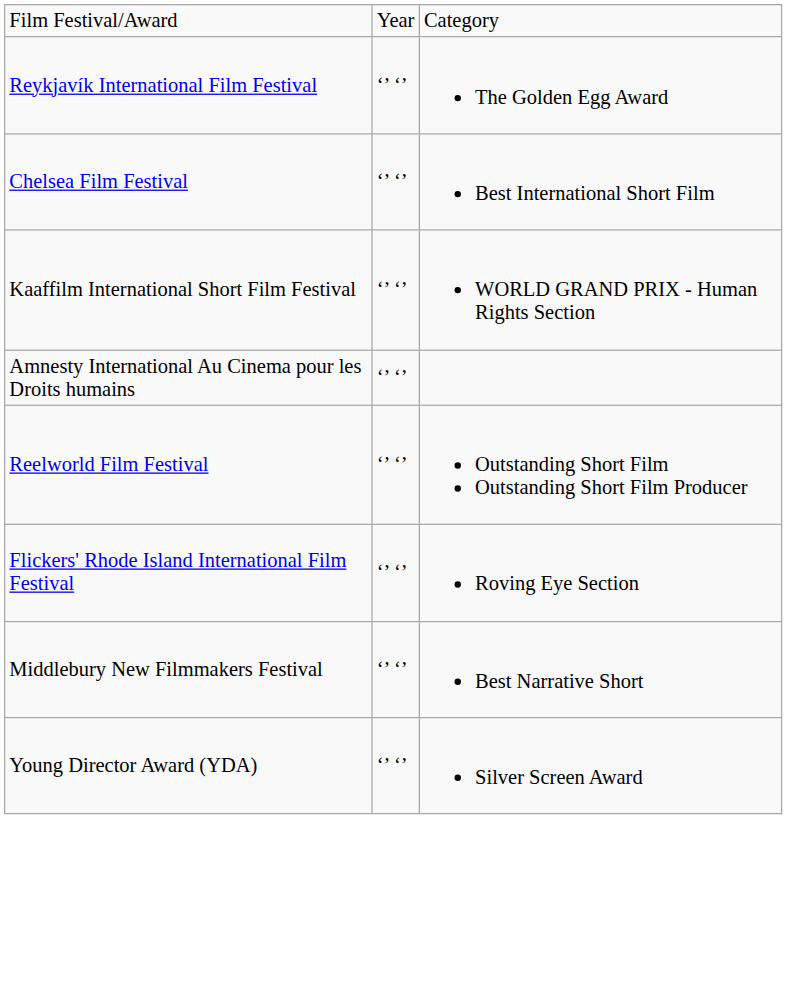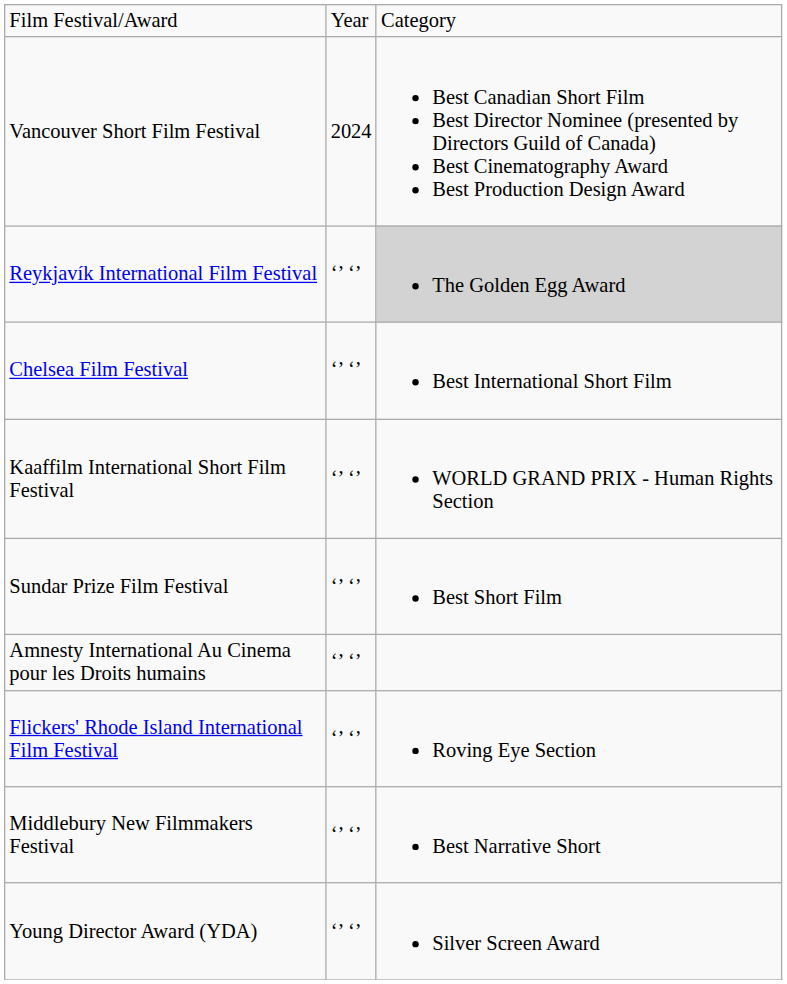+ row: (135, 131)
(600, 97) no background -> (579, 286) lightgrey background
+ row: (119, 586)
- row: (109, 464)
